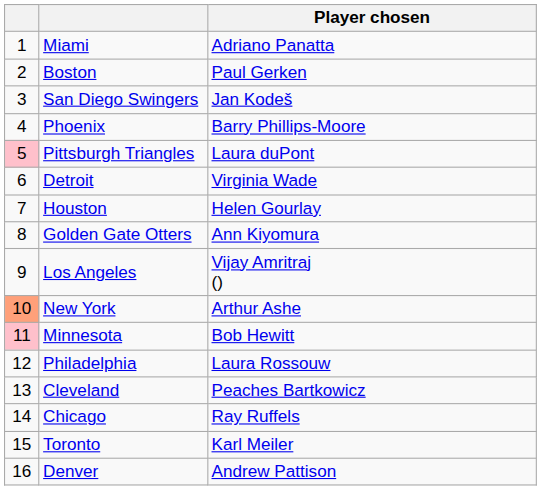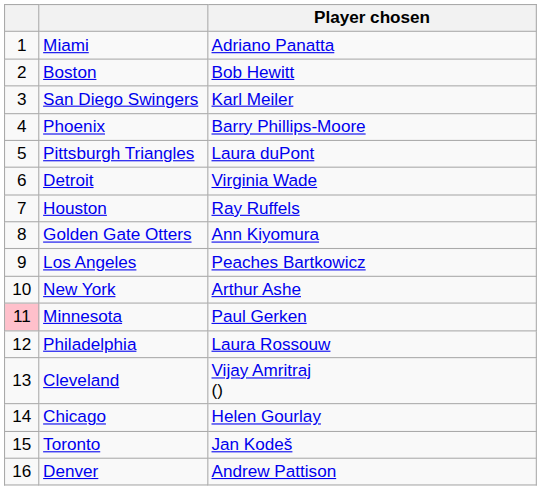(259, 72) Paul Gerken -> (253, 72) Bob Hewitt
(252, 99) Jan Kodeš -> (252, 99) Karl Meiler
(22, 153) pink background -> (22, 153) no background
(266, 208) Helen Gourlay -> (256, 208) Ray Ruffels
(261, 272) Vijay Amritraj () -> (289, 262) Peaches Bartkowicz
(22, 308) lightsalmon background -> (22, 289) no background
(253, 335) Bob Hewitt -> (259, 316) Paul Gerken
(289, 390) Peaches Bartkowicz -> (261, 380) Vijay Amritraj ()
(256, 417) Ray Ruffels -> (266, 417) Helen Gourlay
(252, 444) Karl Meiler -> (252, 444) Jan Kodeš
